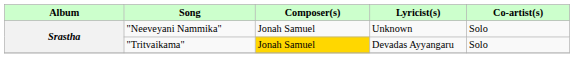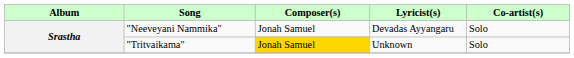(392, 28) Unknown -> (413, 28) Devadas Ayyangaru
(413, 45) Devadas Ayyangaru -> (392, 45) Unknown
